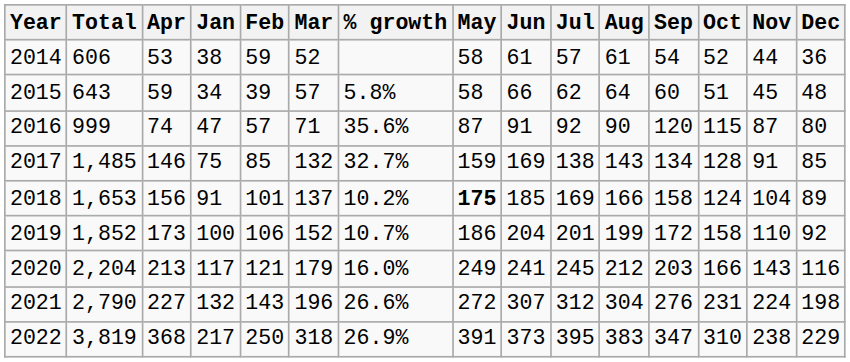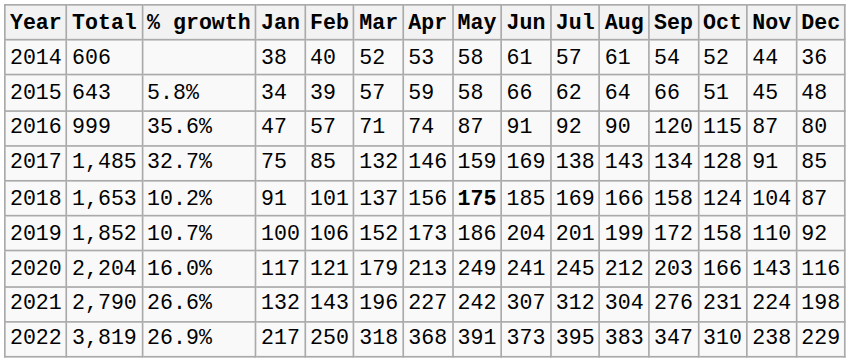columns swapped: (395, 22) <-> (167, 22)
(258, 58) 59 -> (323, 58) 40
(667, 93) 60 -> (667, 93) 66
(814, 198) 89 -> (814, 198) 87
(477, 304) 272 -> (477, 304) 242
